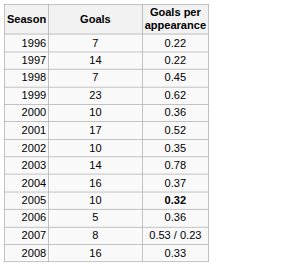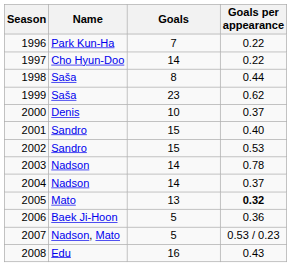+ column: (88, 19)
(95, 78) 7 -> (174, 78) 8
(175, 78) 0.45 -> (253, 78) 0.44
(175, 113) 0.36 -> (253, 113) 0.37
(95, 130) 17 -> (174, 130) 15
(175, 130) 0.52 -> (253, 130) 0.40
(95, 148) 10 -> (174, 148) 15
(175, 148) 0.35 -> (253, 148) 0.53
(95, 183) 16 -> (174, 183) 14
(95, 200) 10 -> (174, 200) 13
(95, 235) 8 -> (174, 235) 5
(175, 253) 0.33 -> (253, 253) 0.43
